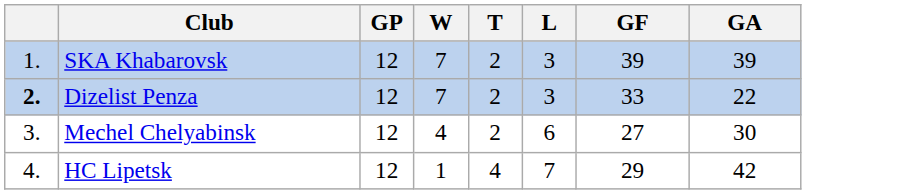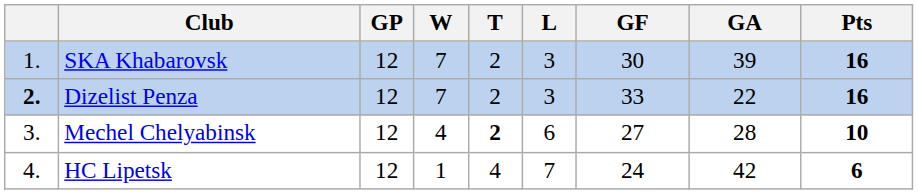+ column: (857, 22)
(632, 59) 39 -> (632, 59) 30
(495, 133) normal -> (495, 133) bold
(745, 133) 30 -> (745, 133) 28
(632, 170) 29 -> (632, 170) 24
